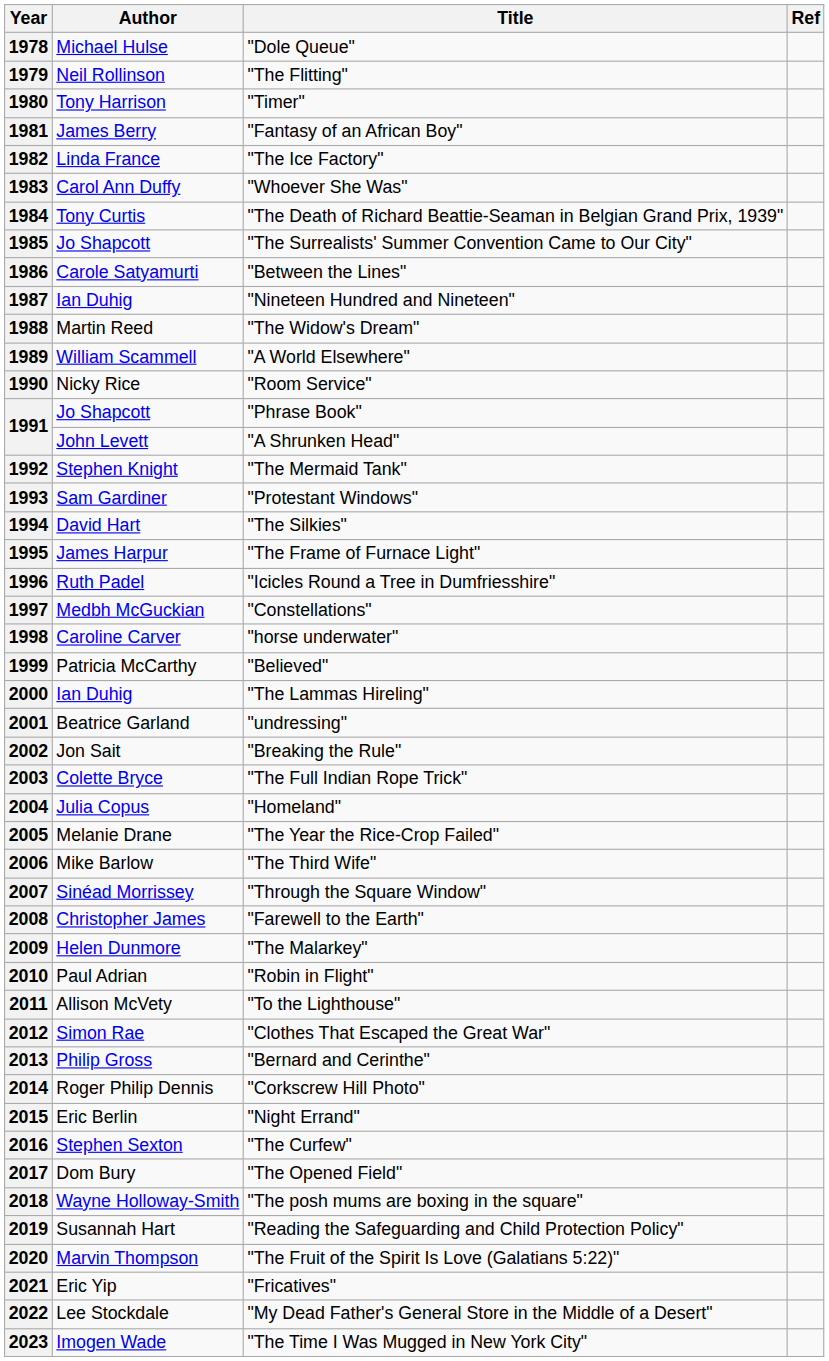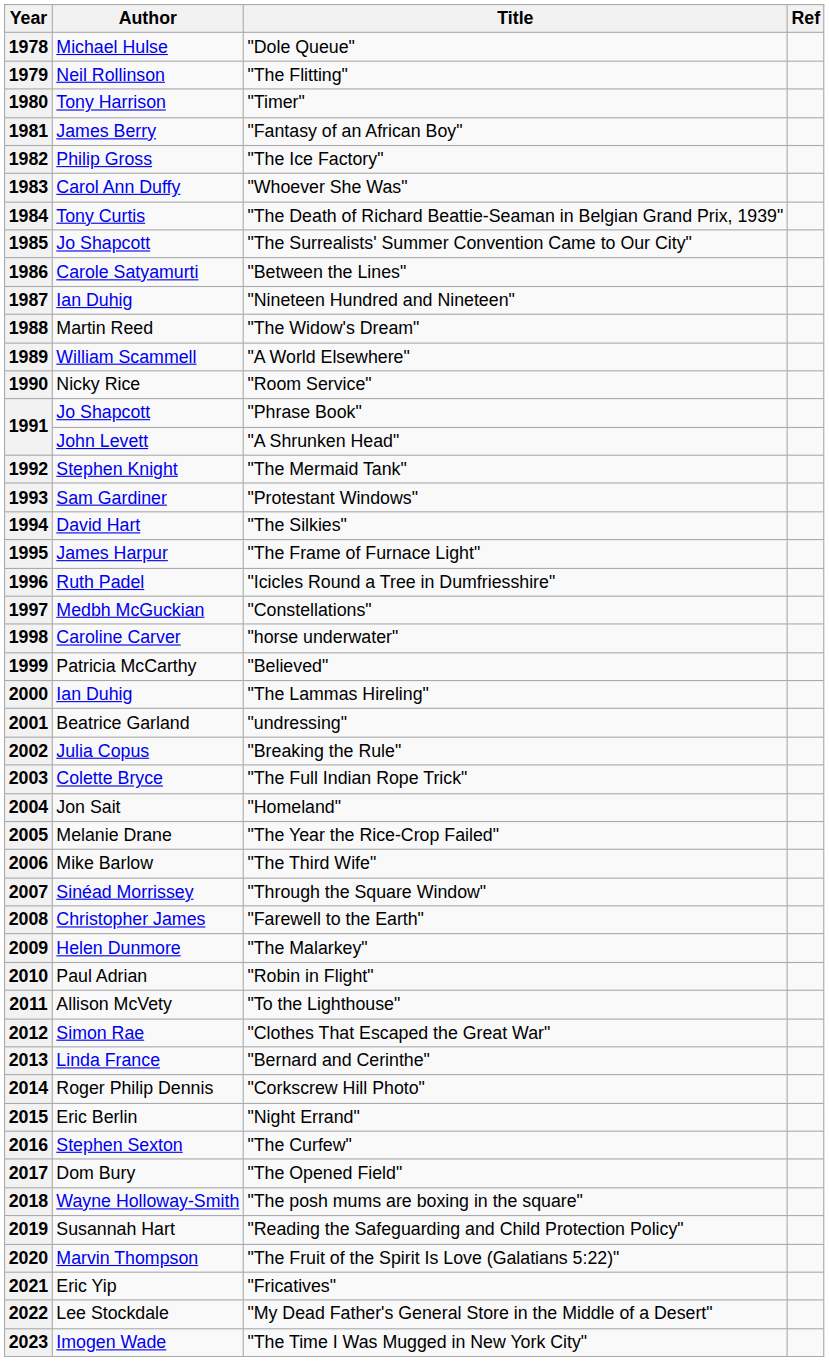(108, 159) Linda France -> (104, 159) Philip Gross
(88, 750) Jon Sait -> (103, 750) Julia Copus
(103, 807) Julia Copus -> (88, 807) Jon Sait
(104, 1060) Philip Gross -> (108, 1060) Linda France
